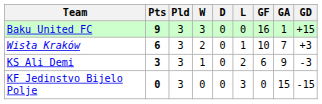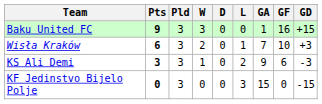columns swapped: (263, 13) <-> (284, 13)
